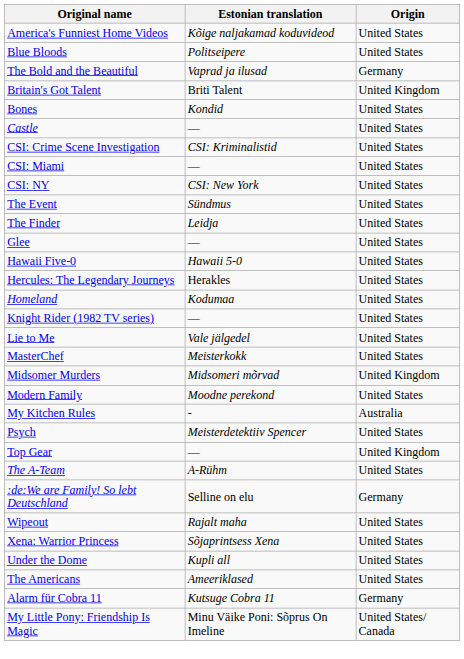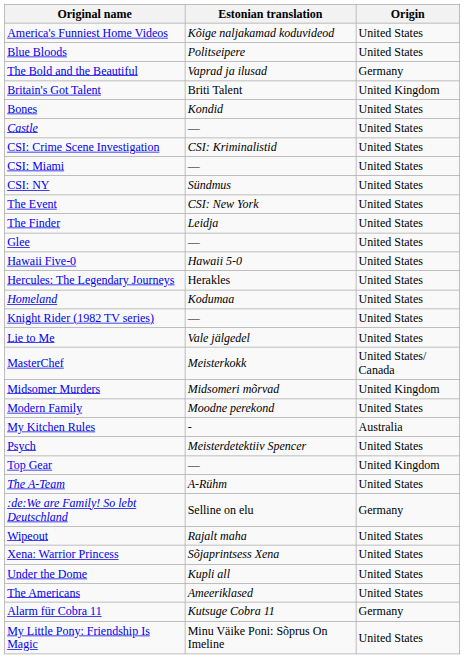(223, 185) CSI: New York -> (209, 185) Sündmus
(209, 204) Sündmus -> (223, 204) CSI: New York
(391, 356) United States -> (392, 363) United States/ Canada
(392, 624) United States/ Canada -> (391, 637) United States
